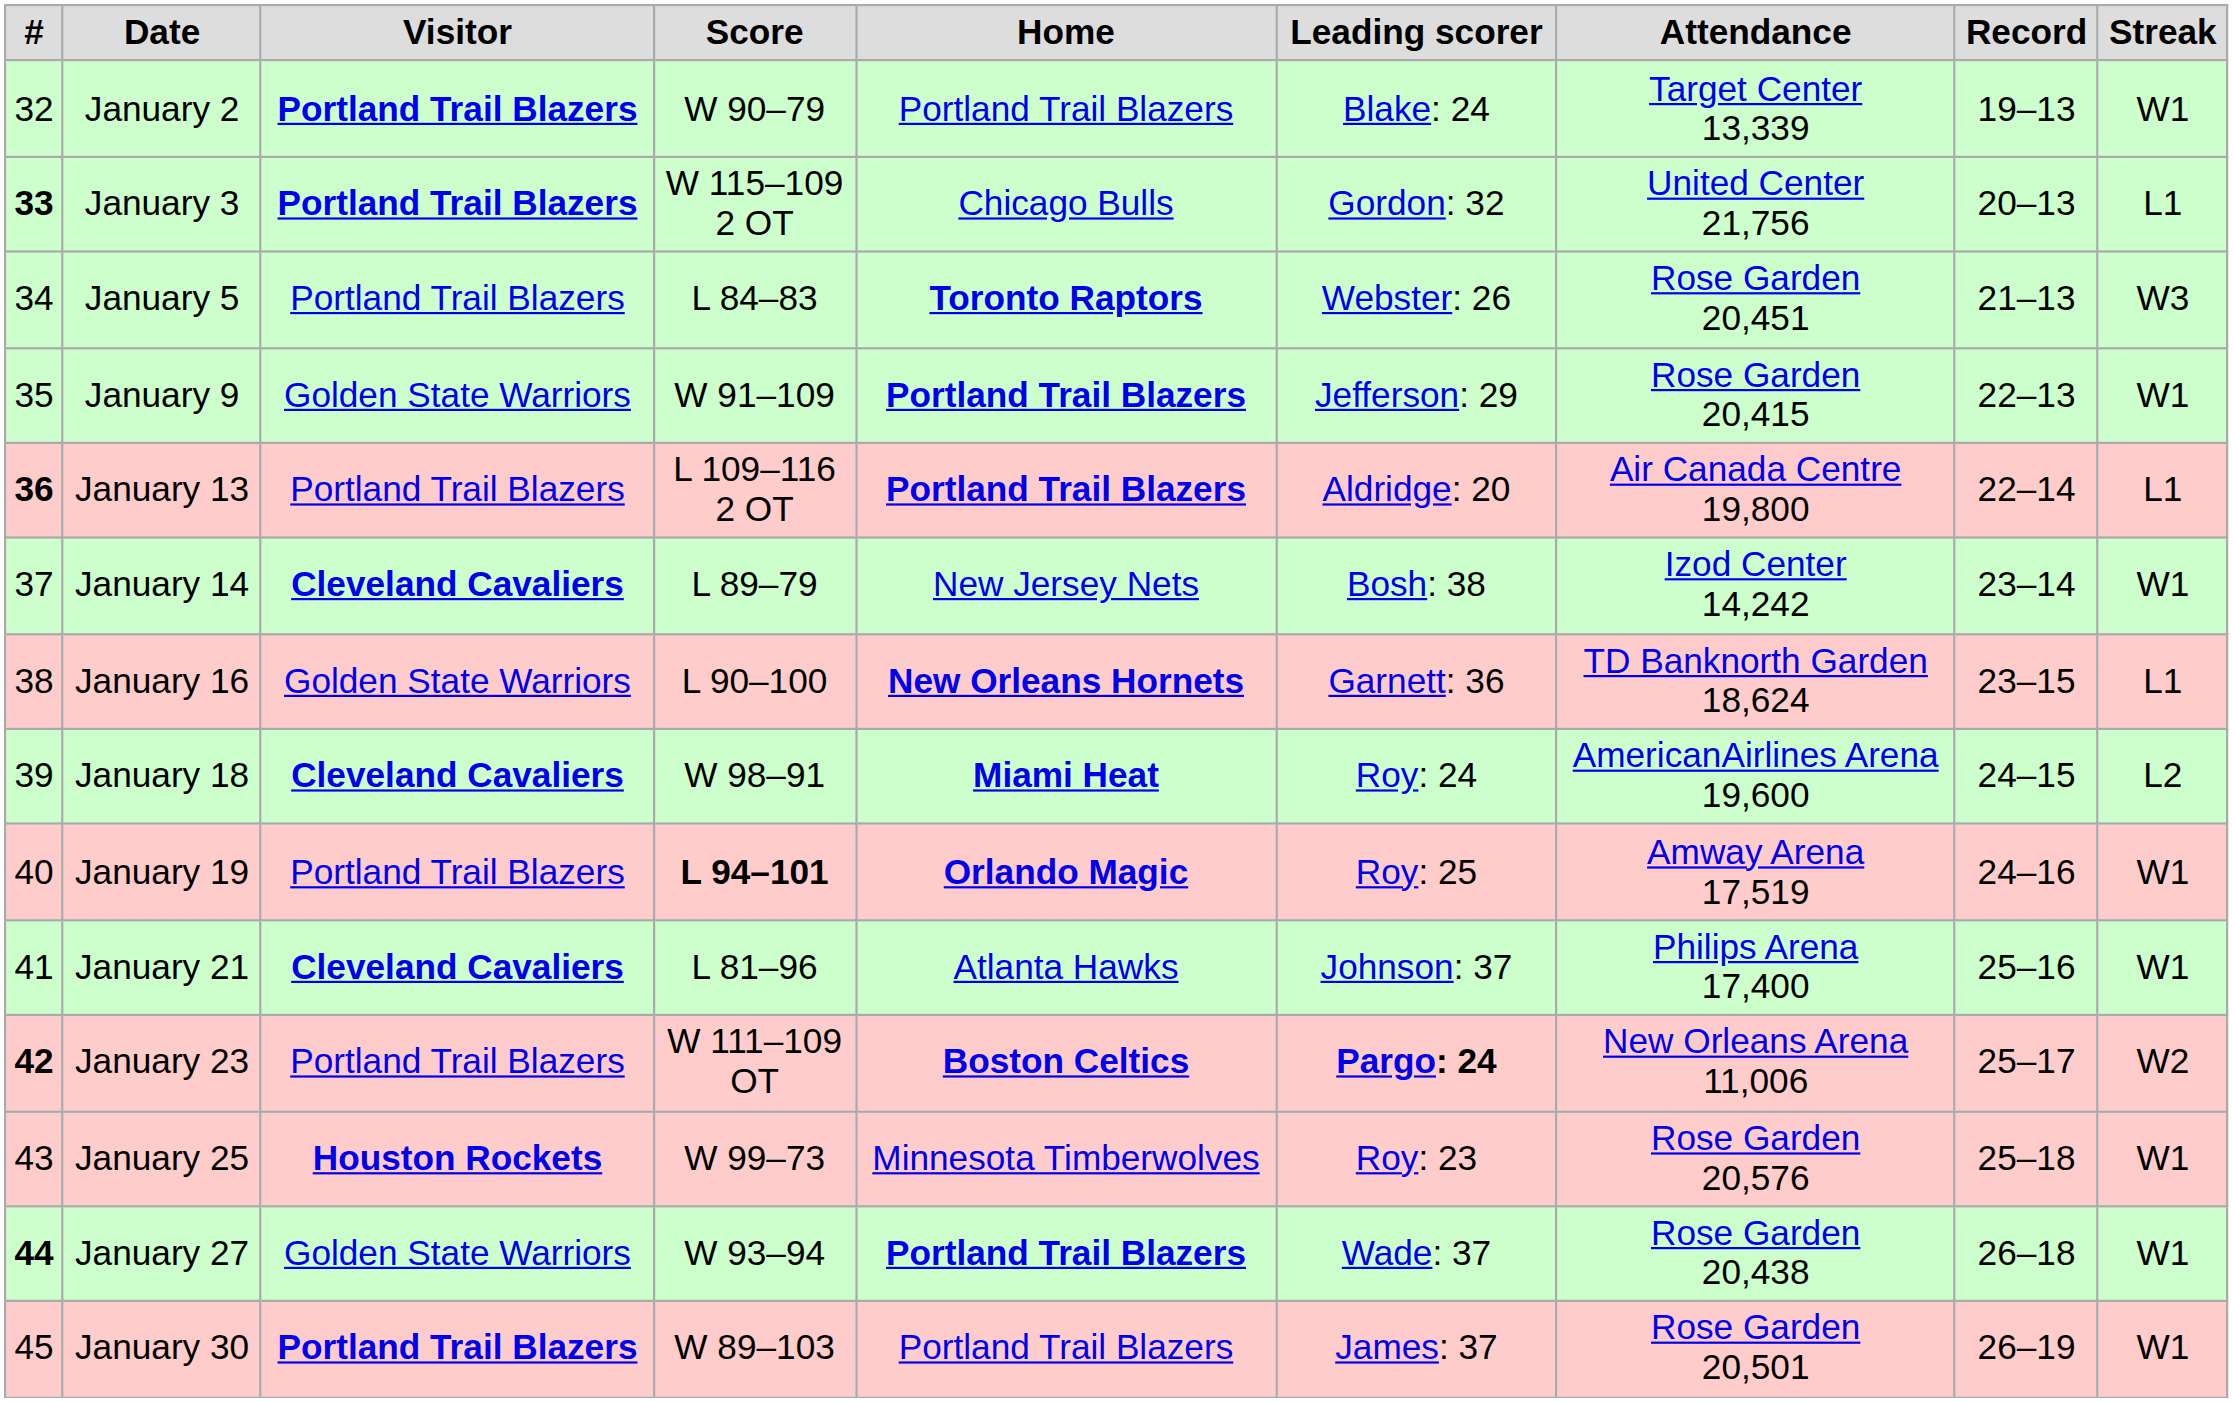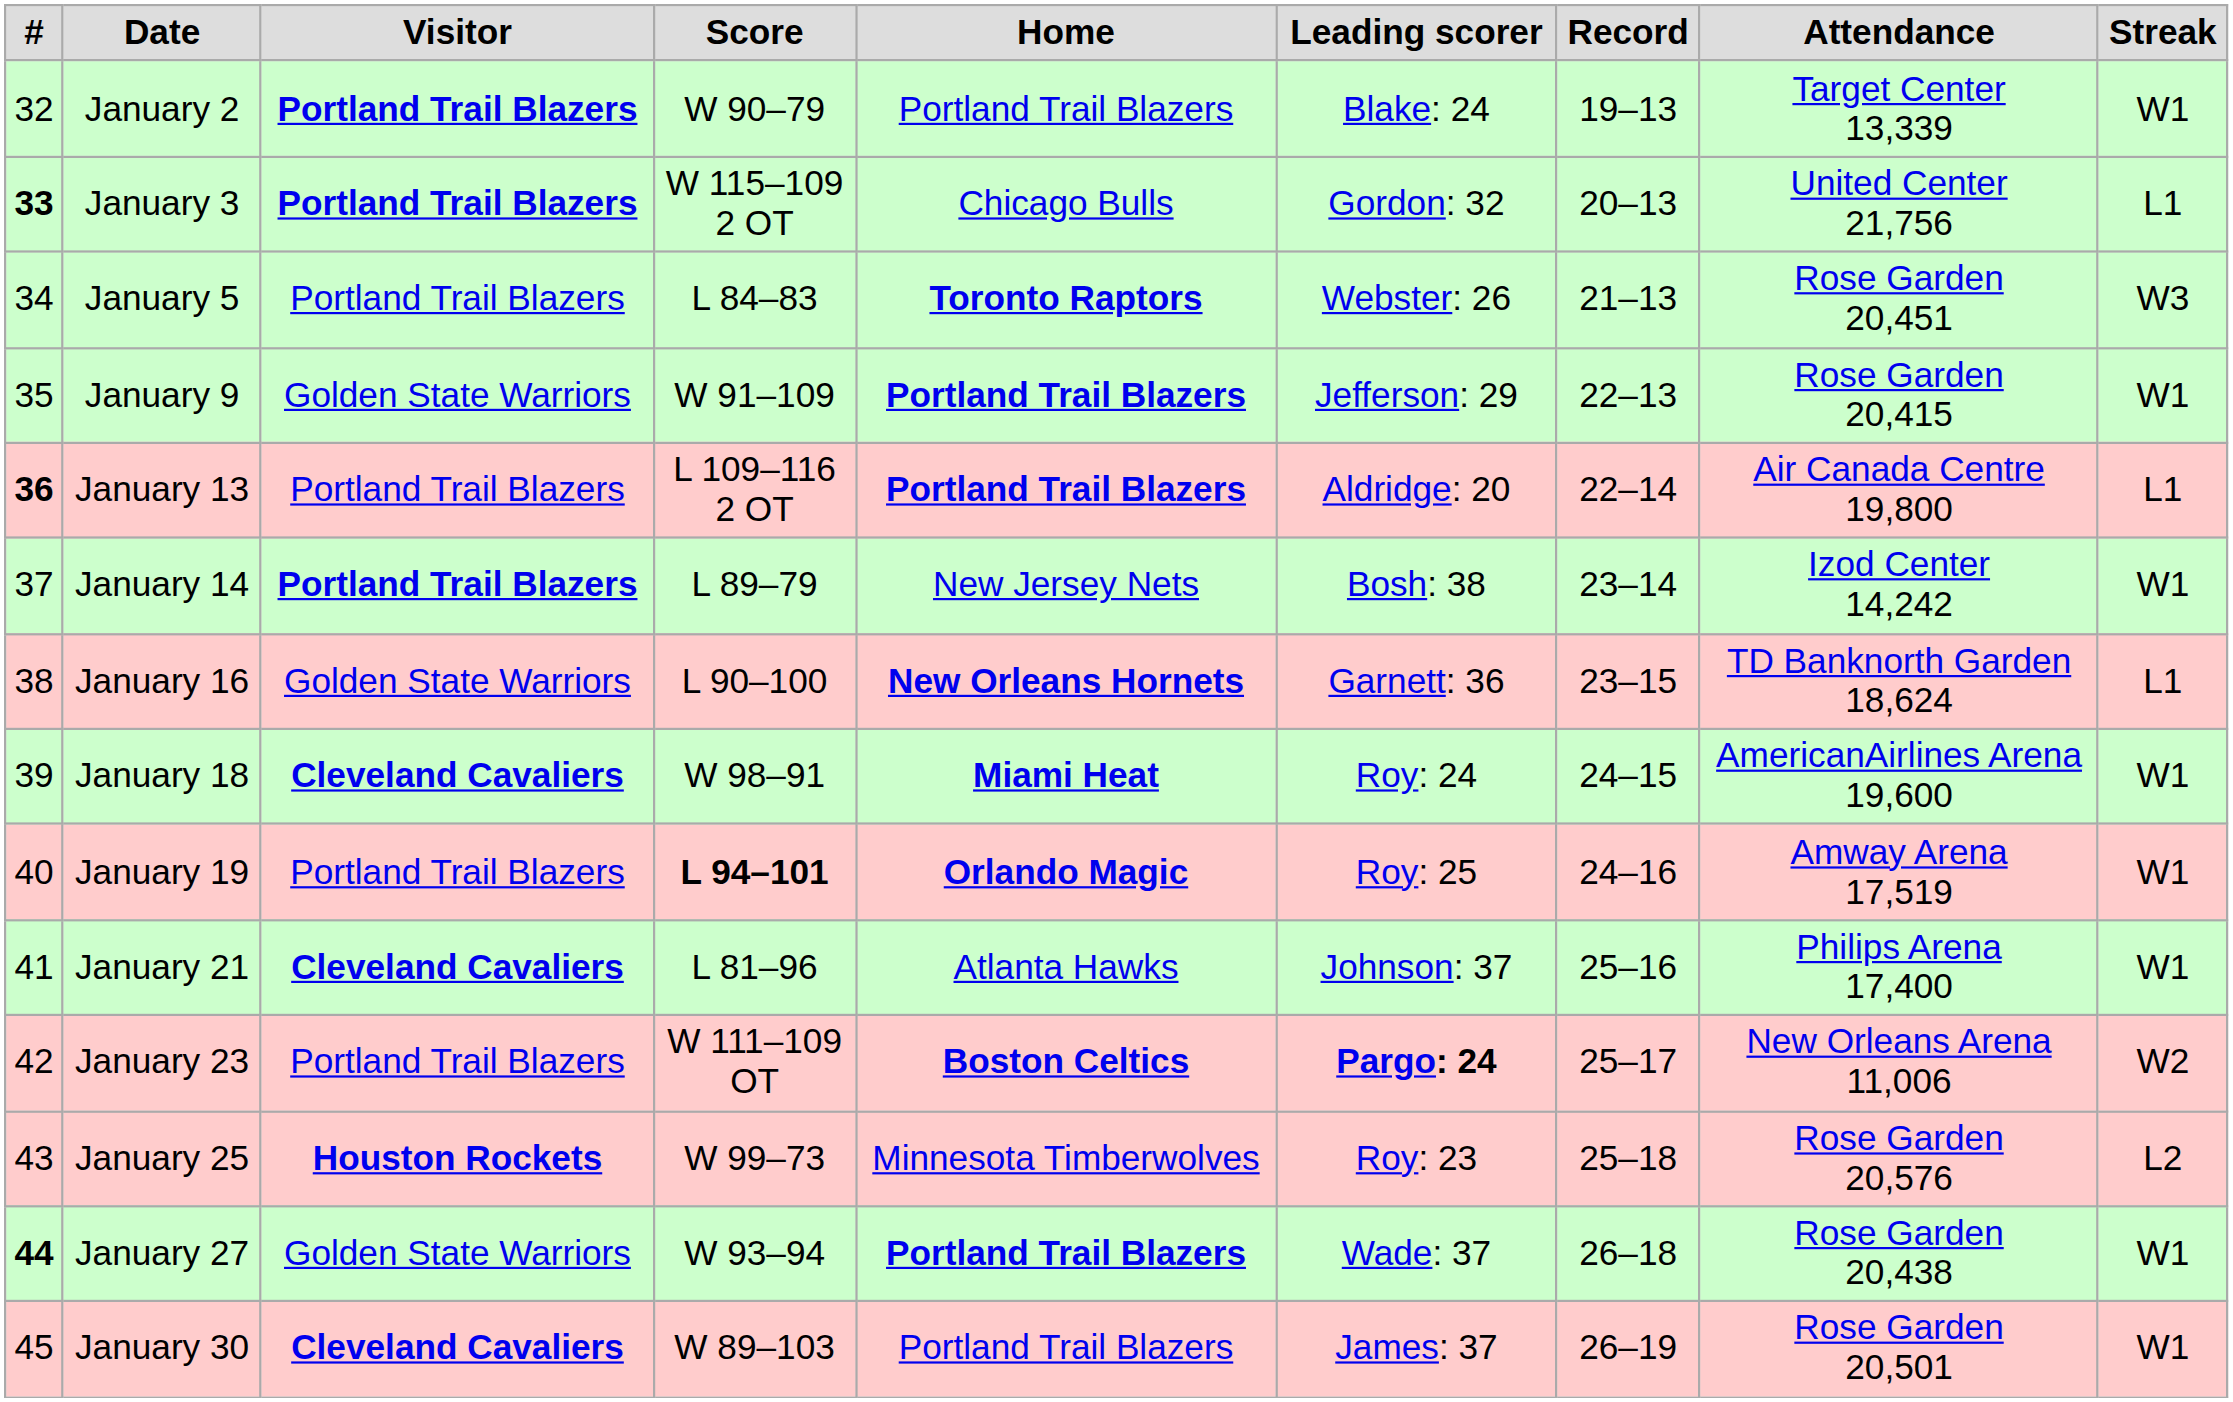columns swapped: (1756, 32) <-> (2027, 32)
(457, 585) Cleveland Cavaliers -> (457, 585) Portland Trail Blazers
(2163, 776) L2 -> (2163, 776) W1
(34, 1062) bold -> (34, 1062) normal
(2163, 1157) W1 -> (2163, 1157) L2
(457, 1348) Portland Trail Blazers -> (457, 1348) Cleveland Cavaliers
